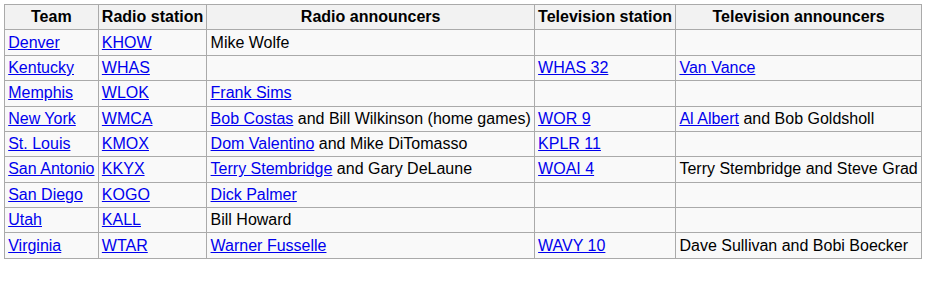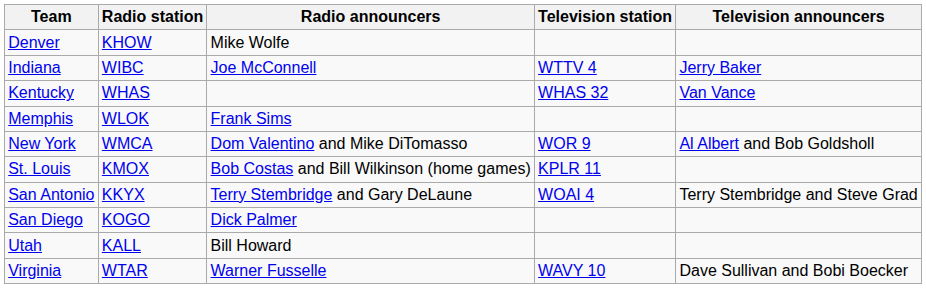+ row: (34, 67)
(371, 118) Bob Costas and Bill Wilkinson (home games) -> (339, 144) Dom Valentino and Mike DiTomasso
(339, 144) Dom Valentino and Mike DiTomasso -> (371, 169) Bob Costas and Bill Wilkinson (home games)
